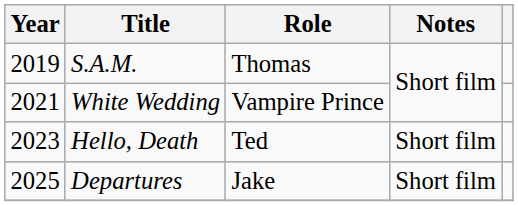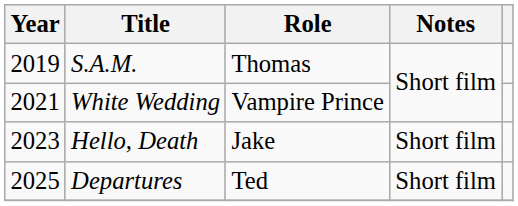(250, 141) Ted -> (253, 141) Jake
(253, 180) Jake -> (250, 180) Ted
